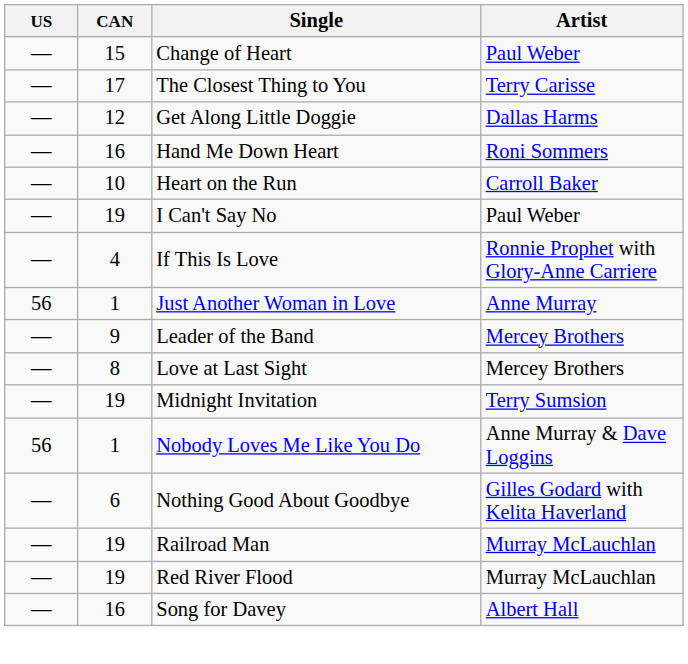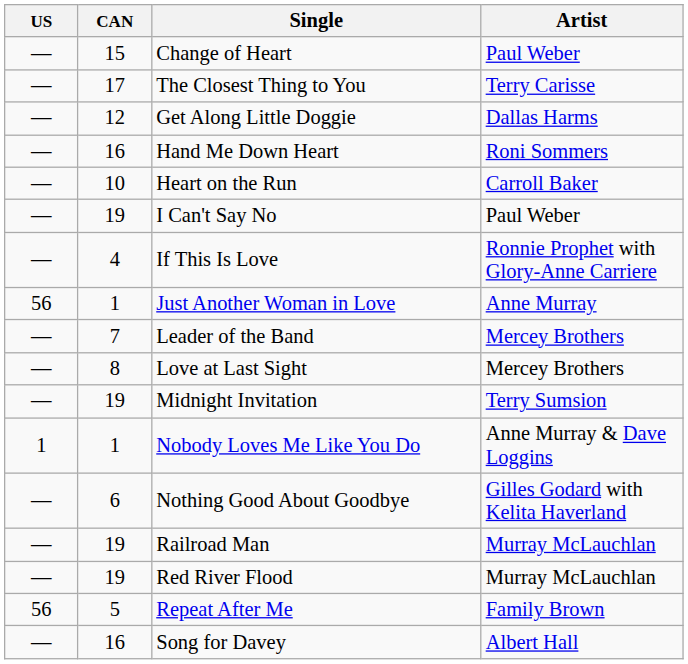(115, 336) 9 -> (115, 336) 7
(41, 445) 56 -> (41, 445) 1
+ row: (224, 609)
